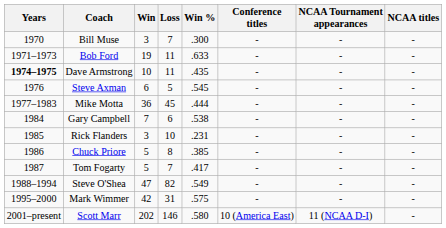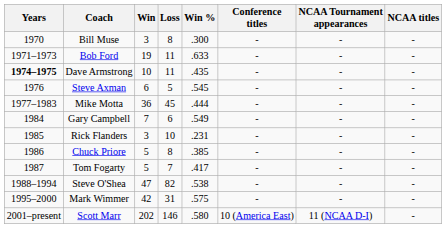(170, 39) 7 -> (170, 39) 8
(200, 119) .538 -> (200, 119) .549
(200, 183) .549 -> (200, 183) .538
